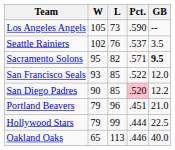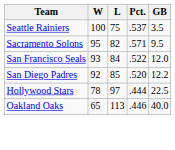- row: (46, 28)
(98, 43) 102 -> (98, 28) 100
(115, 43) 76 -> (115, 28) 75
(157, 59) bold -> (157, 43) normal
(115, 75) 85 -> (115, 59) 84
(95, 91) 90 -> (95, 75) 92
(138, 91) pink background -> (138, 75) no background
- row: (41, 106)
(95, 122) 79 -> (95, 91) 78
(115, 122) 99 -> (115, 91) 97
